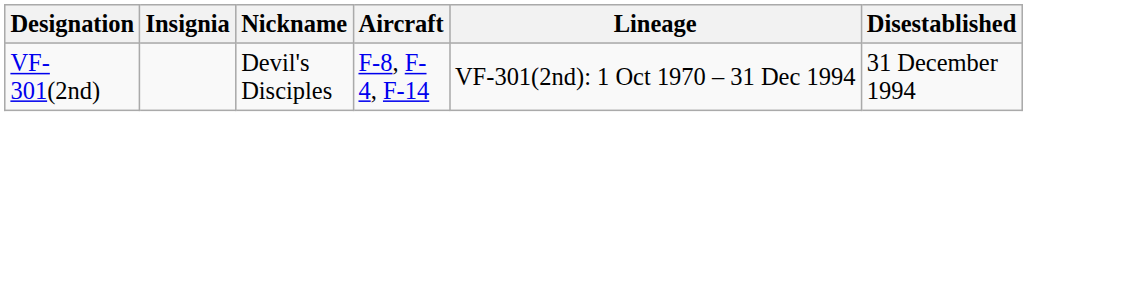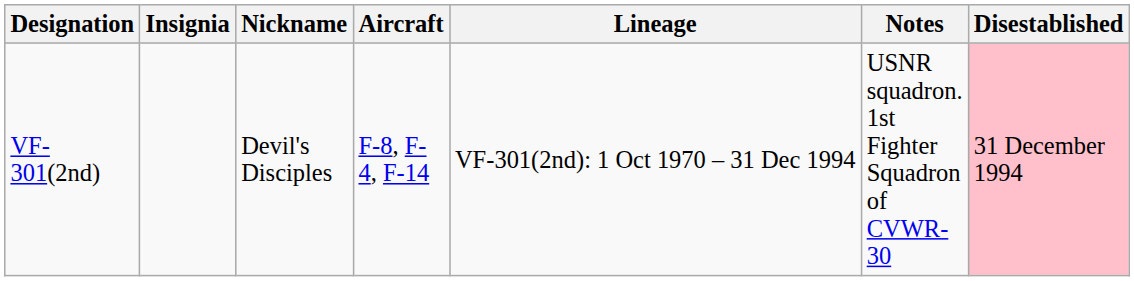+ column: (915, 23)
(932, 76) no background -> (1039, 159) pink background
